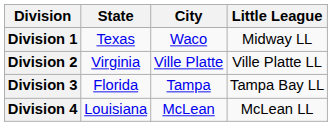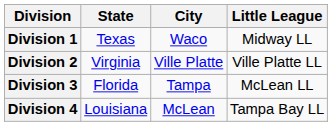(277, 86) Tampa Bay LL -> (277, 86) McLean LL
(277, 109) McLean LL -> (277, 109) Tampa Bay LL
